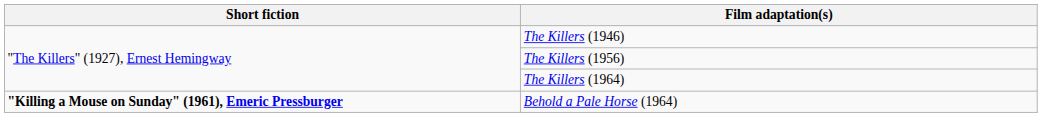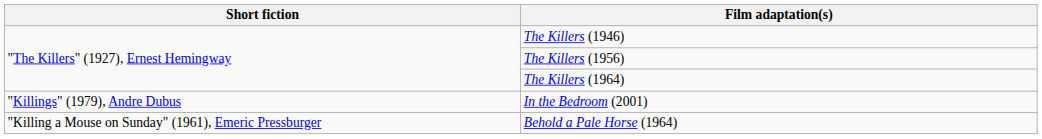+ row: (586, 101)
(175, 101) bold -> (164, 123) normal
